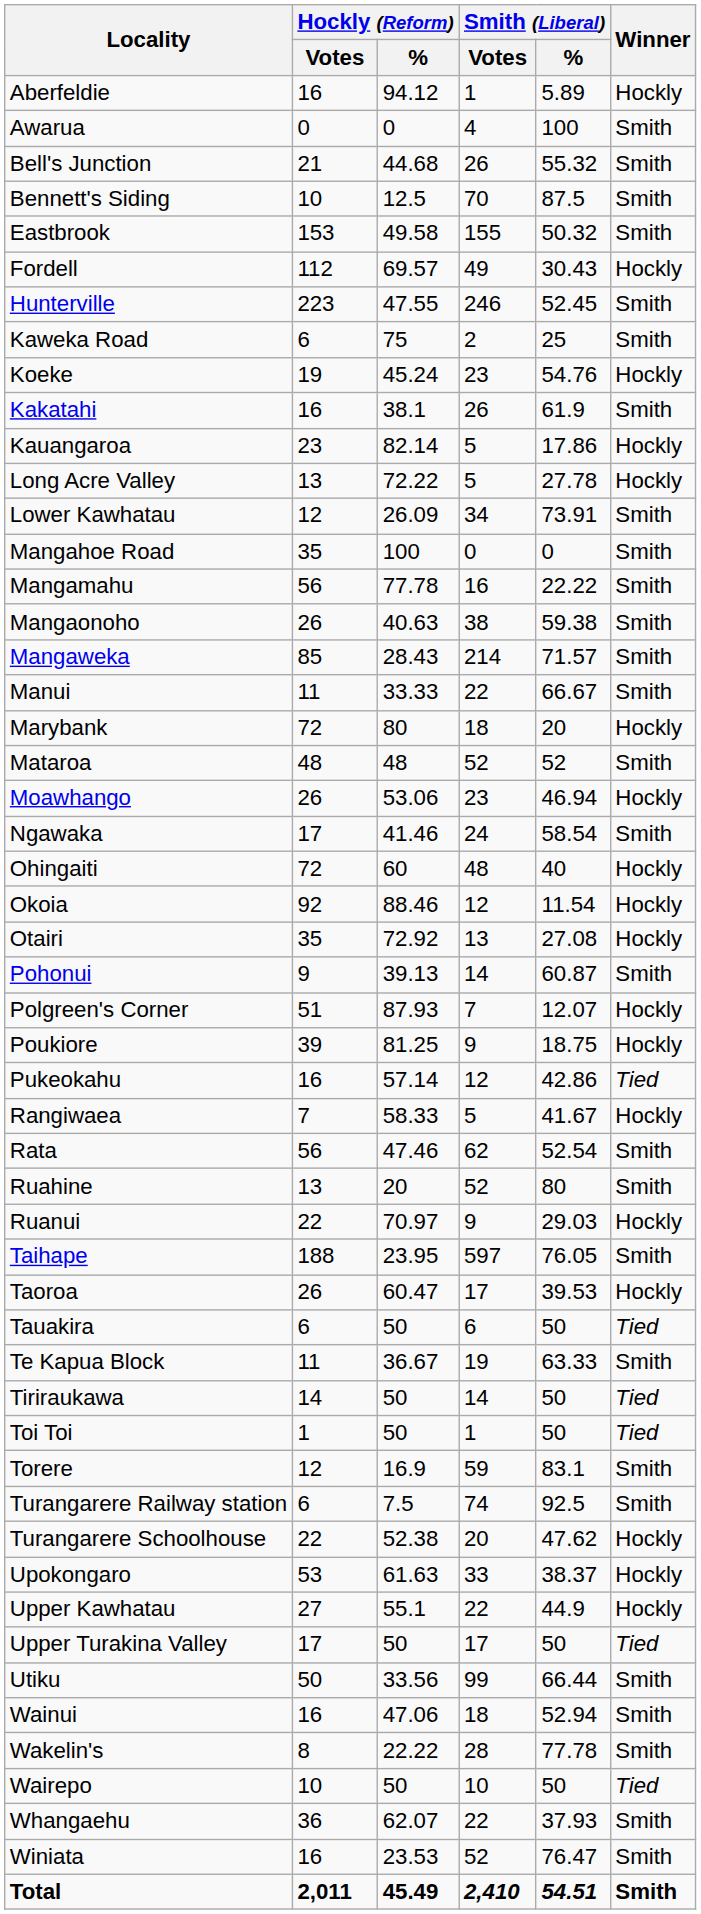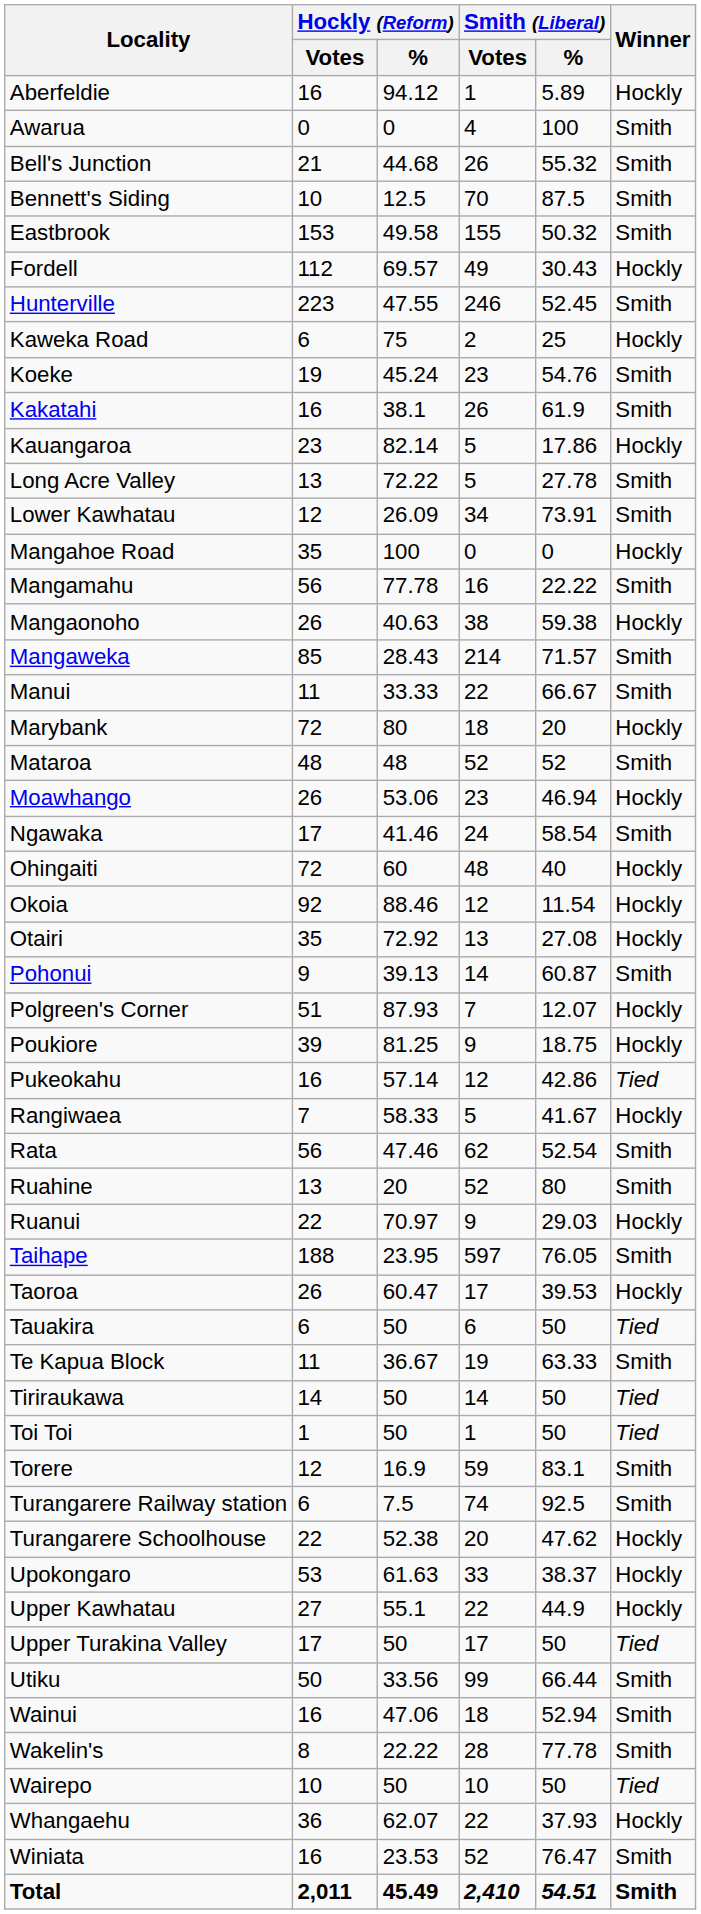(644, 339) Smith -> (649, 339) Hockly
(649, 374) Hockly -> (644, 374) Smith
(649, 480) Hockly -> (644, 480) Smith
(644, 551) Smith -> (649, 551) Hockly
(644, 621) Smith -> (649, 621) Hockly
(644, 1820) Smith -> (649, 1820) Hockly
